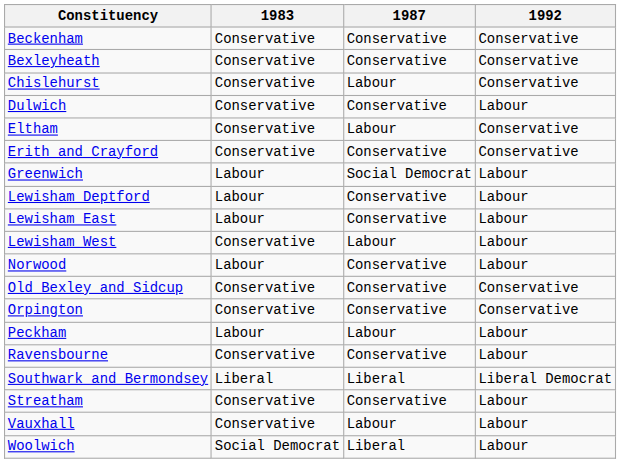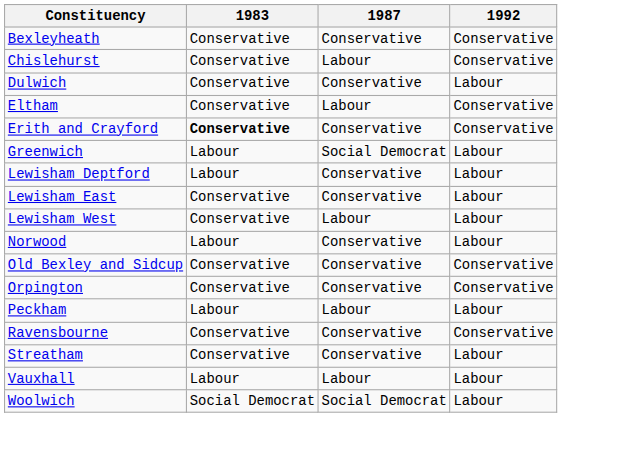- row: (45, 39)
(265, 152) normal -> (240, 129) bold
(240, 220) Labour -> (240, 197) Conservative
(504, 356) Labour -> (504, 333) Conservative
- row: (108, 379)
(265, 424) Conservative -> (215, 379) Labour
(376, 447) Liberal -> (384, 401) Social Democrat
